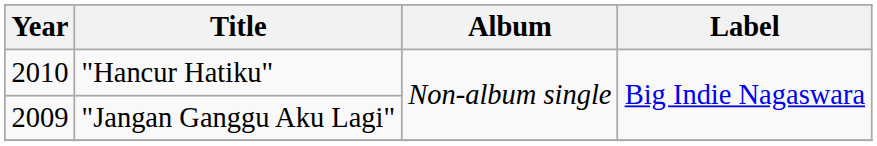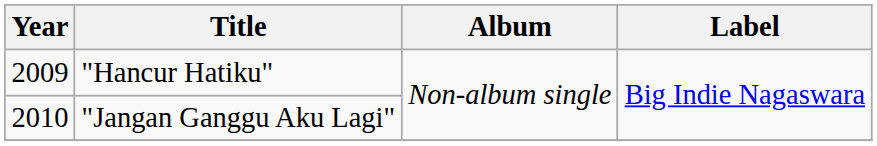(40, 72) 2010 -> (40, 72) 2009
(40, 117) 2009 -> (40, 117) 2010
